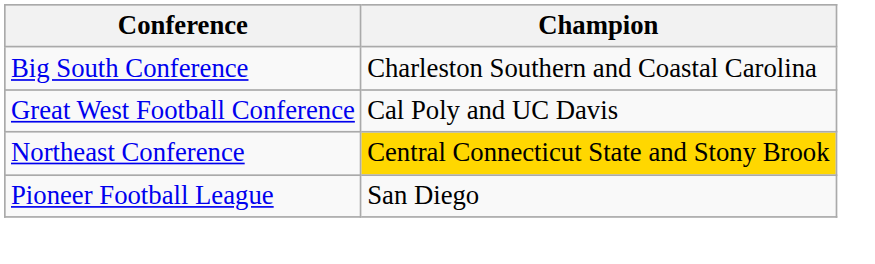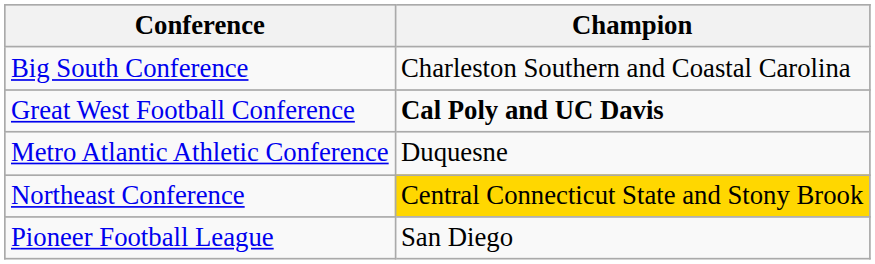(493, 110) normal -> (532, 110) bold
+ row: (200, 152)
